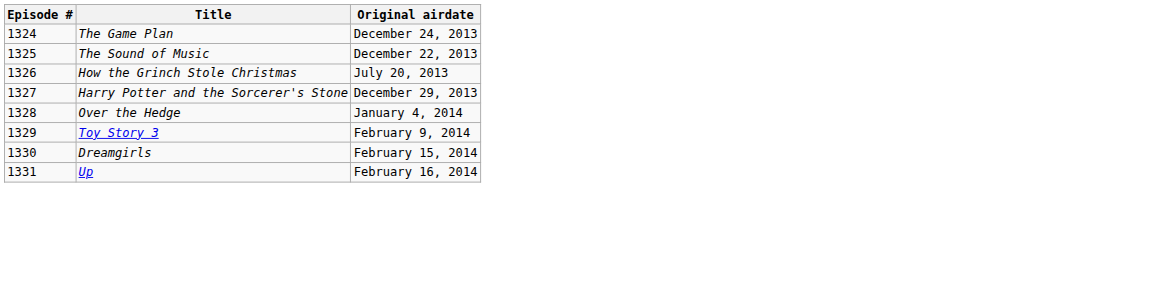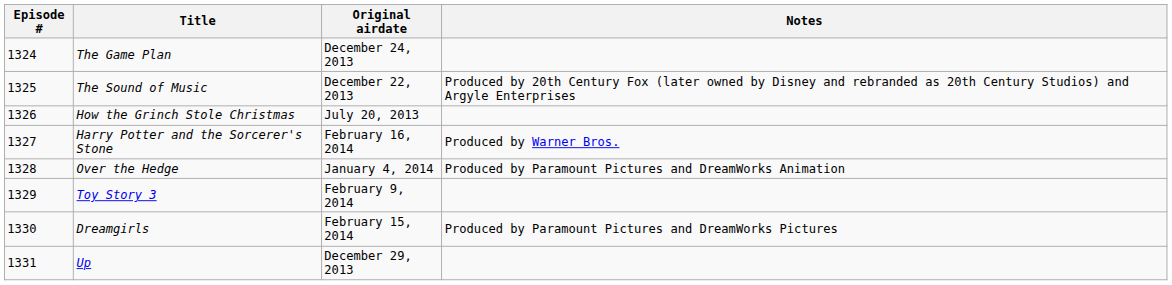+ column: (804, 21)
(416, 93) December 29, 2013 -> (368, 142) February 16, 2014
(416, 172) February 16, 2014 -> (368, 263) December 29, 2013
